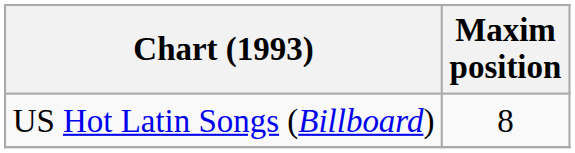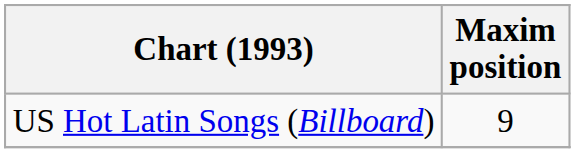(505, 119) 8 -> (505, 119) 9
